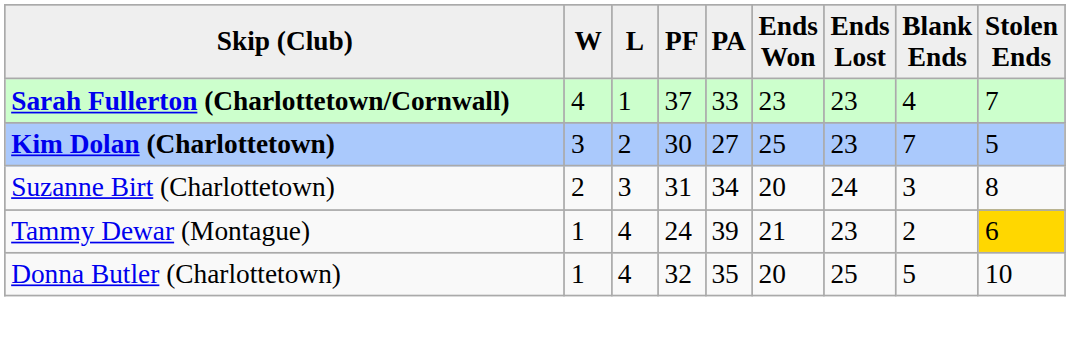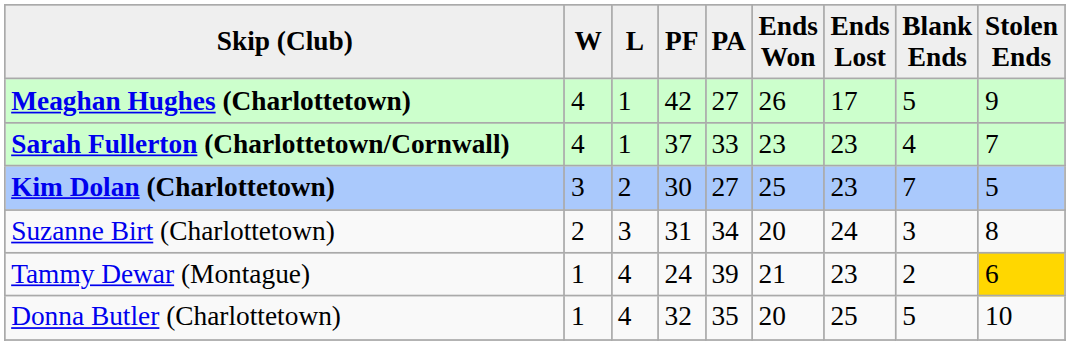+ row: (211, 100)
